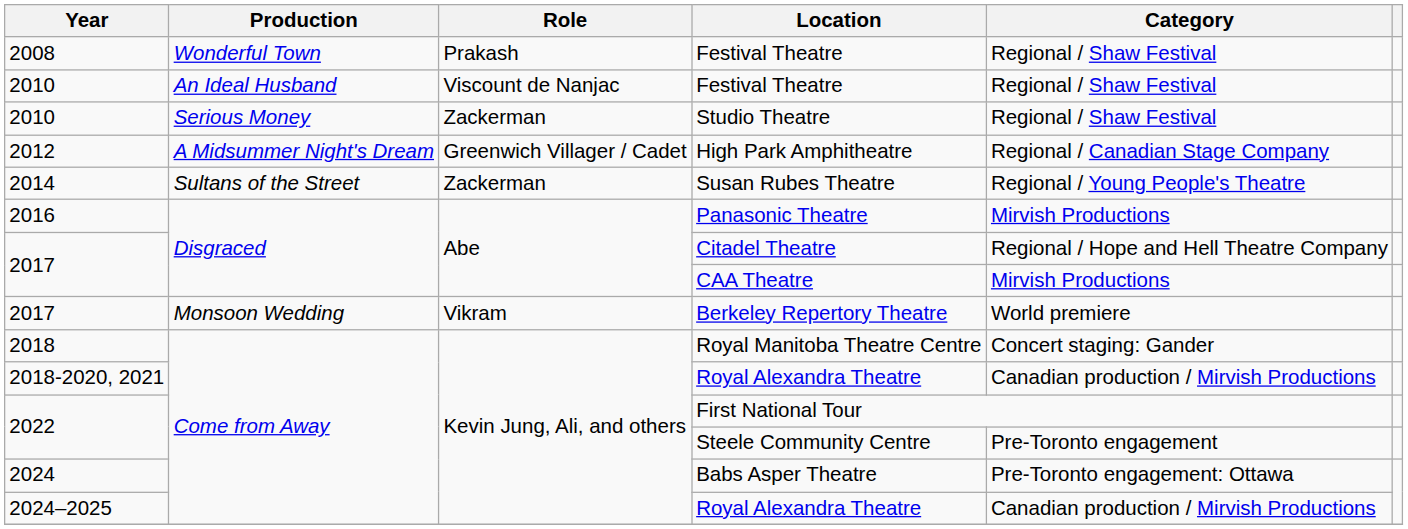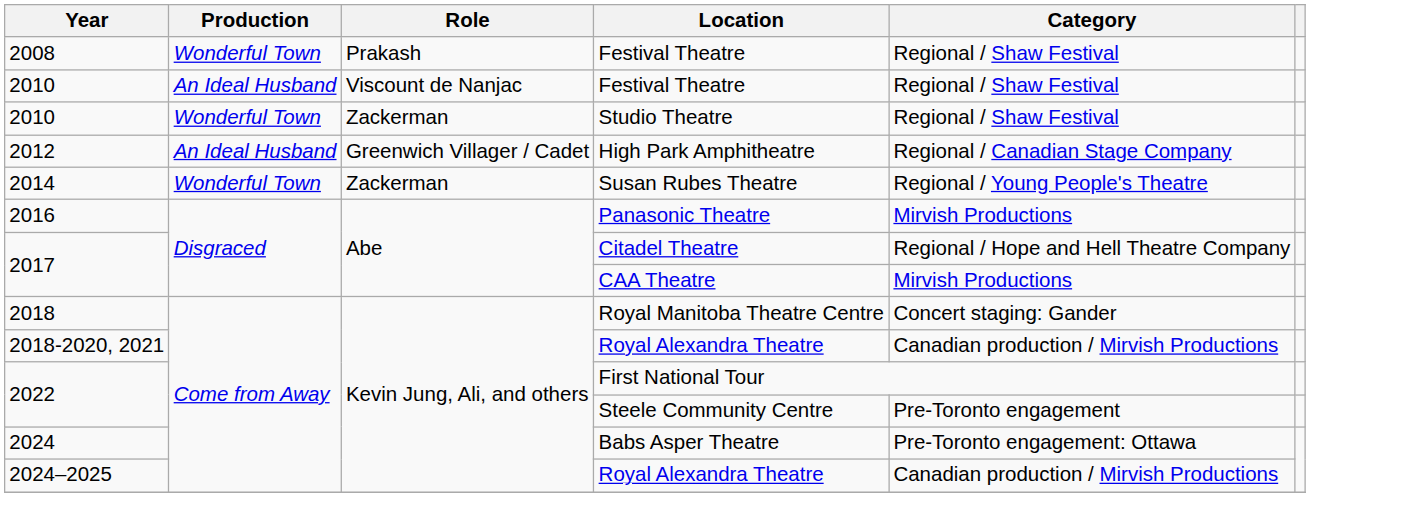(242, 118) Serious Money -> (247, 118) Wonderful Town
(304, 150) A Midsummer Night's Dream -> (255, 150) An Ideal Husband
(266, 183) Sultans of the Street -> (247, 183) Wonderful Town
- row: (32, 313)
